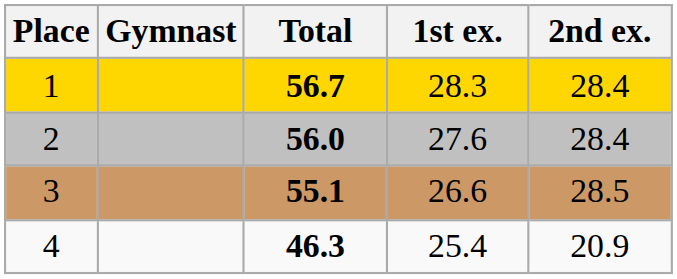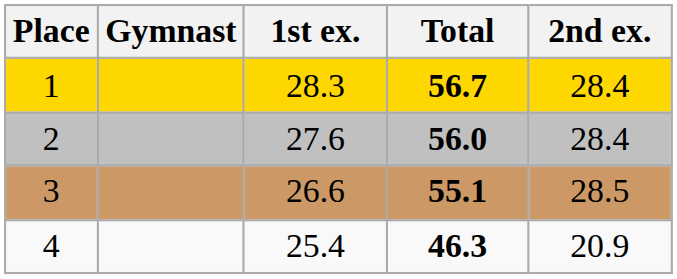columns swapped: (315, 31) <-> (458, 31)
